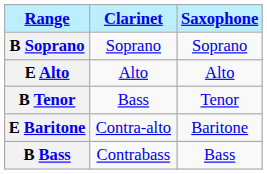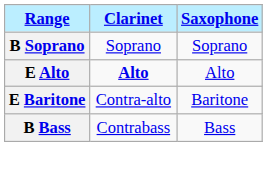(133, 73) normal -> (133, 73) bold
- row: (47, 100)
